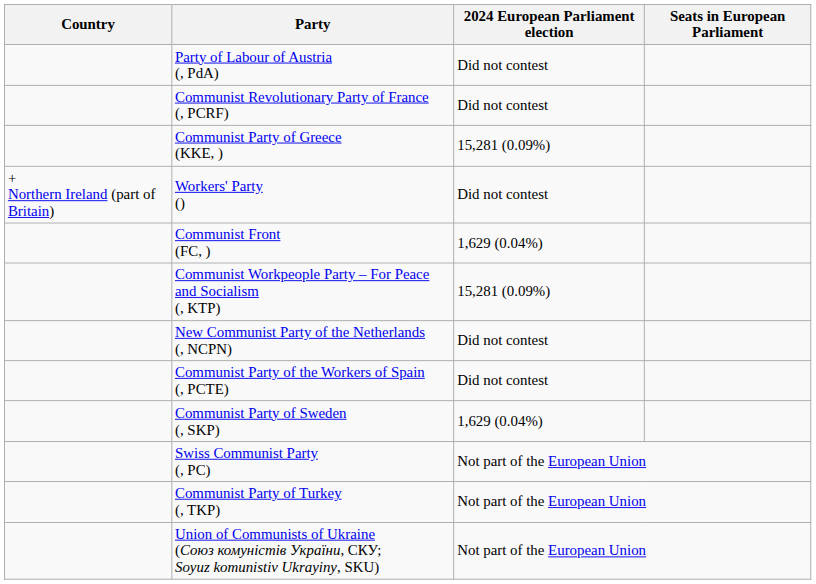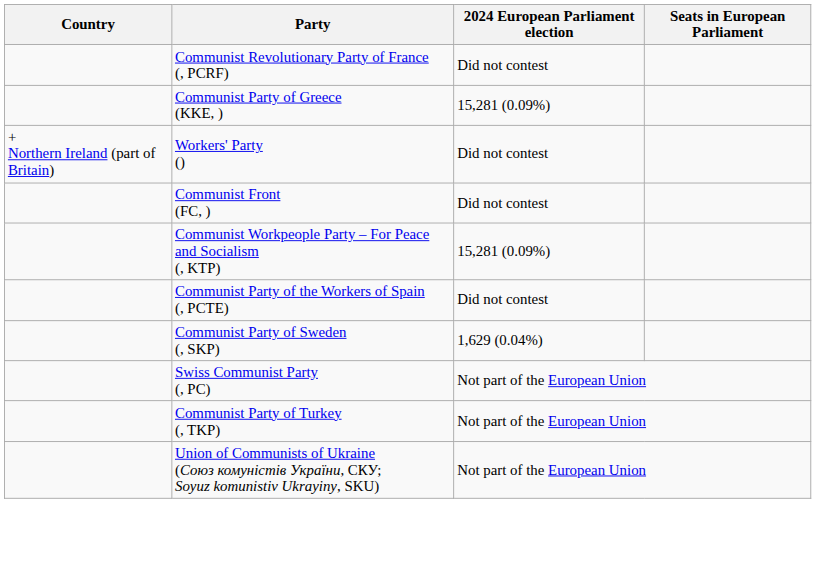- row: (253, 65)
(500, 243) 1,629 (0.04%) -> (503, 202) Did not contest
- row: (300, 340)
